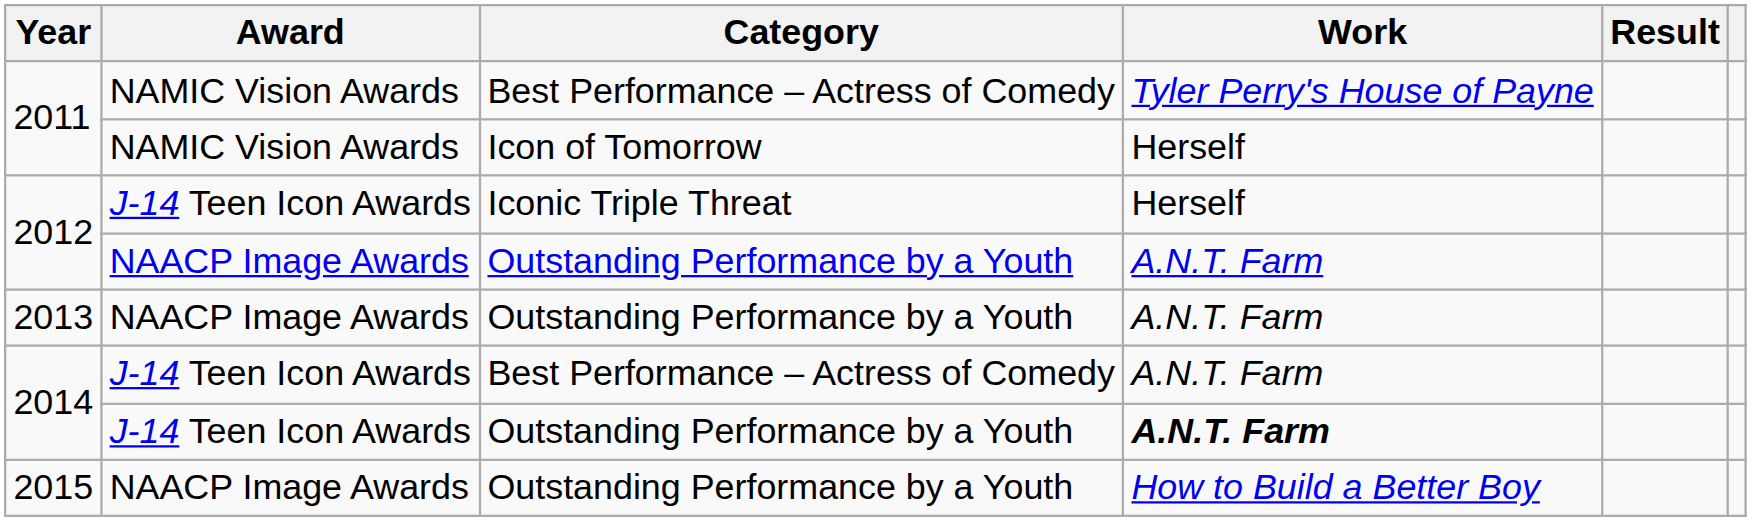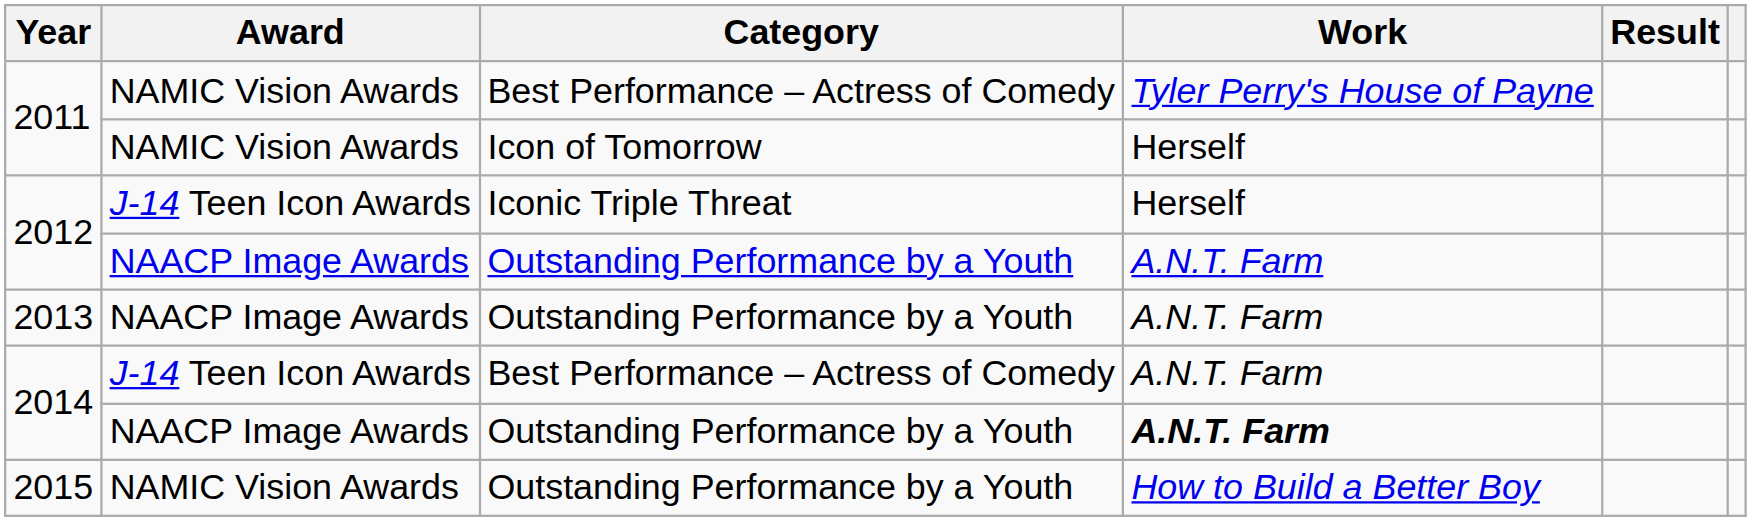(290, 430) J-14 Teen Icon Awards -> (289, 430) NAACP Image Awards
(289, 487) NAACP Image Awards -> (284, 487) NAMIC Vision Awards
